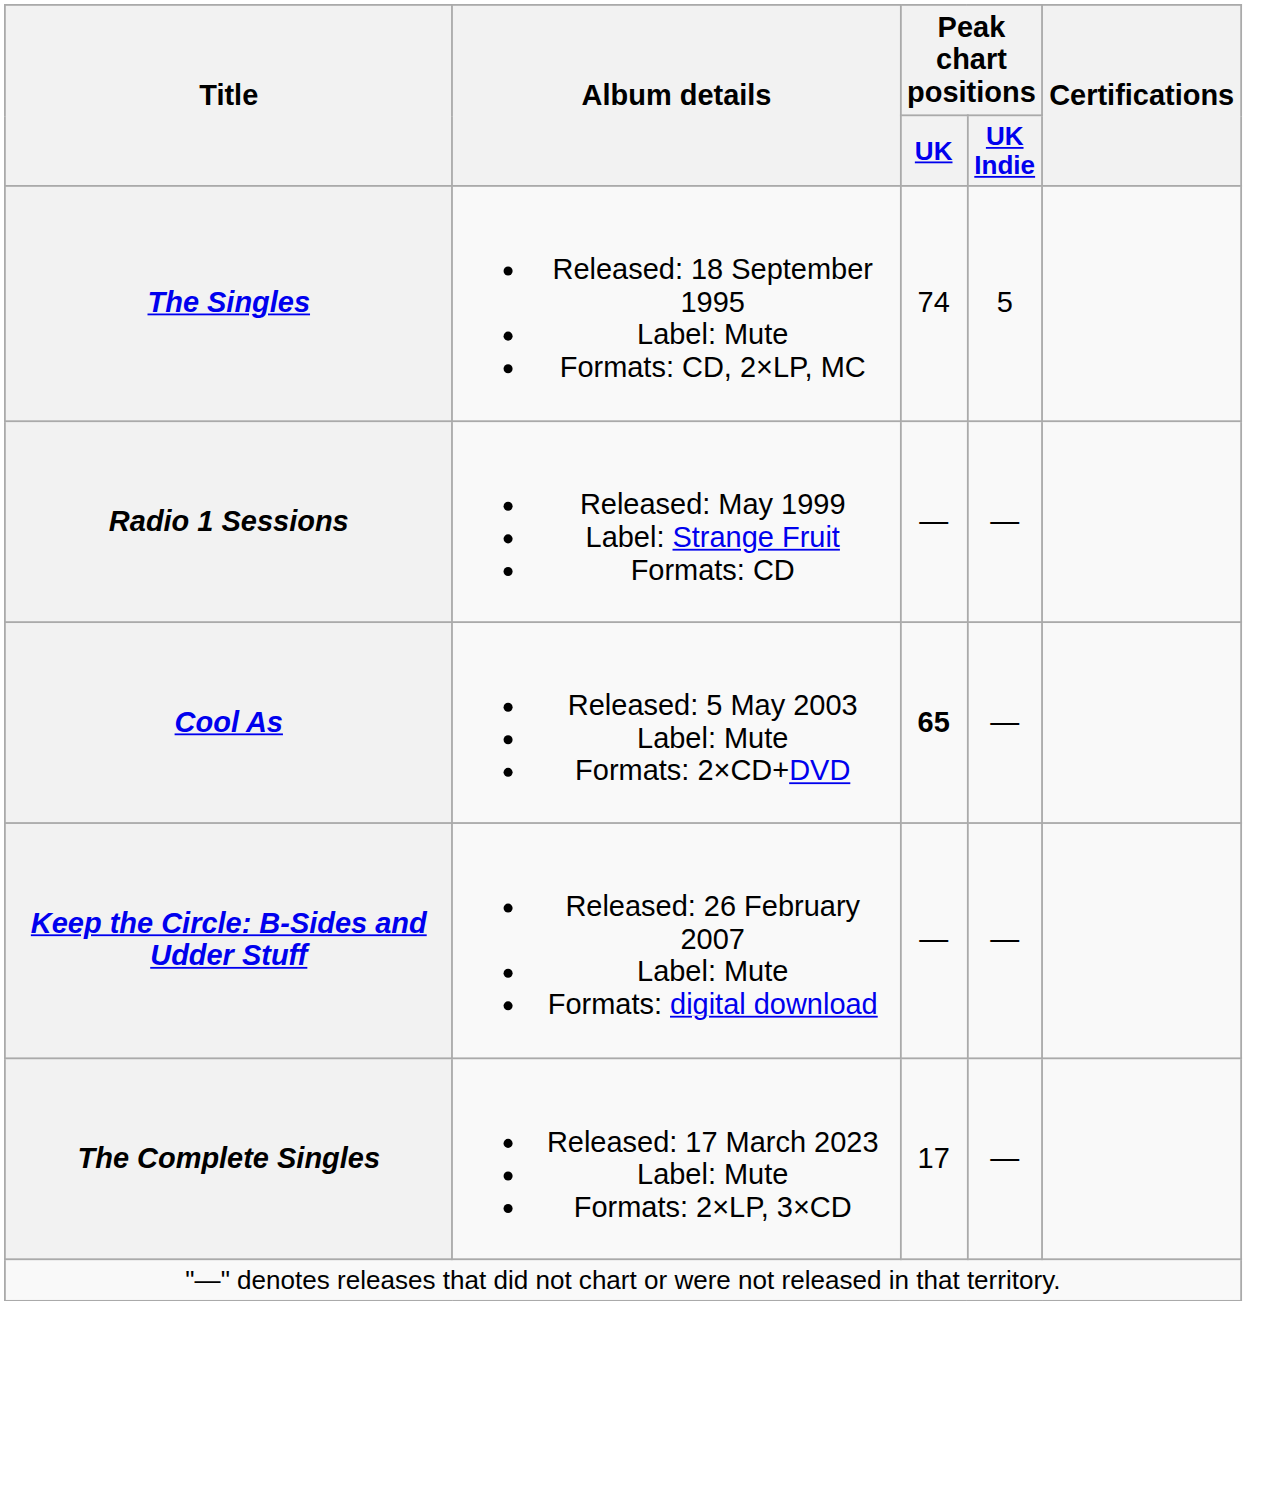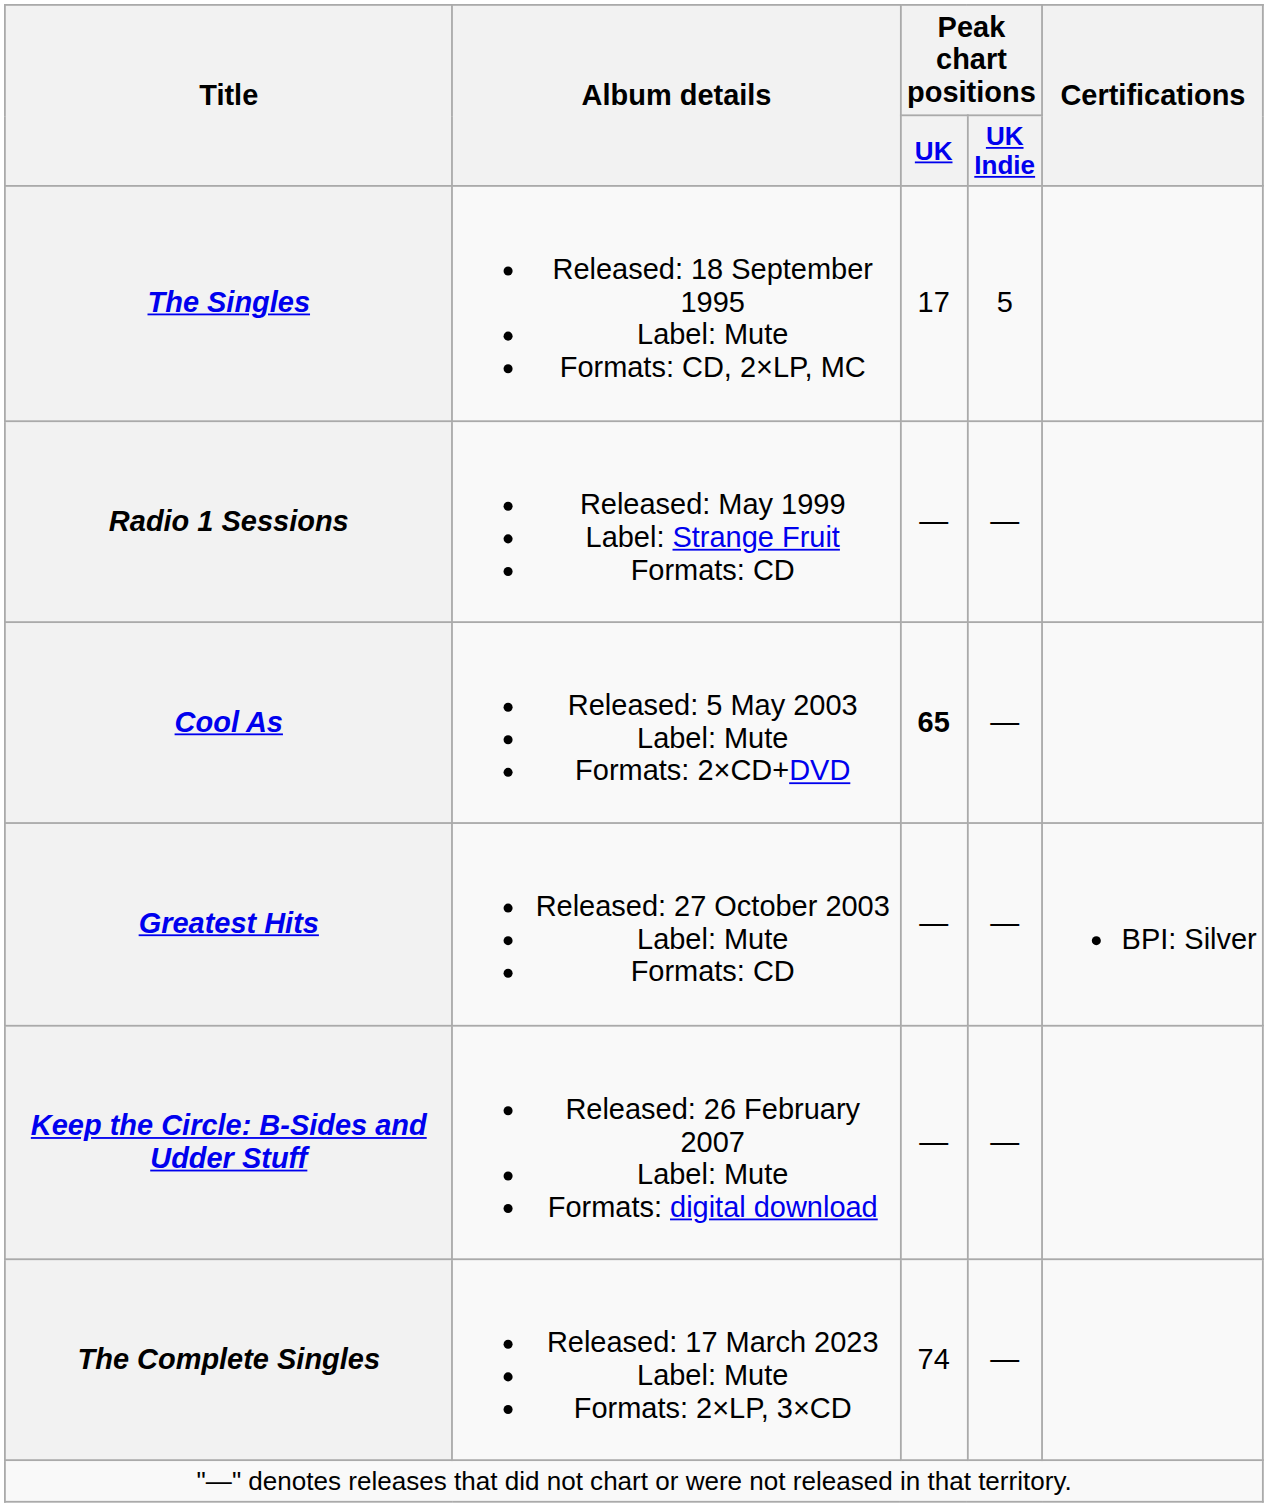(934, 302) 74 -> (934, 302) 17
+ row: (229, 923)
(934, 1158) 17 -> (934, 1359) 74
